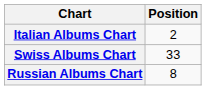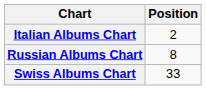rows swapped: (75, 74) <-> (75, 54)
